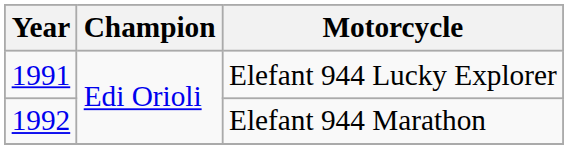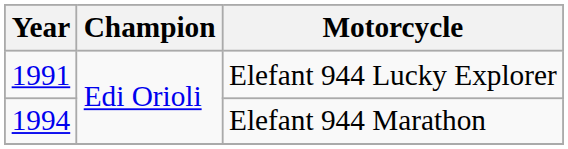(41, 120) 1992 -> (41, 120) 1994
